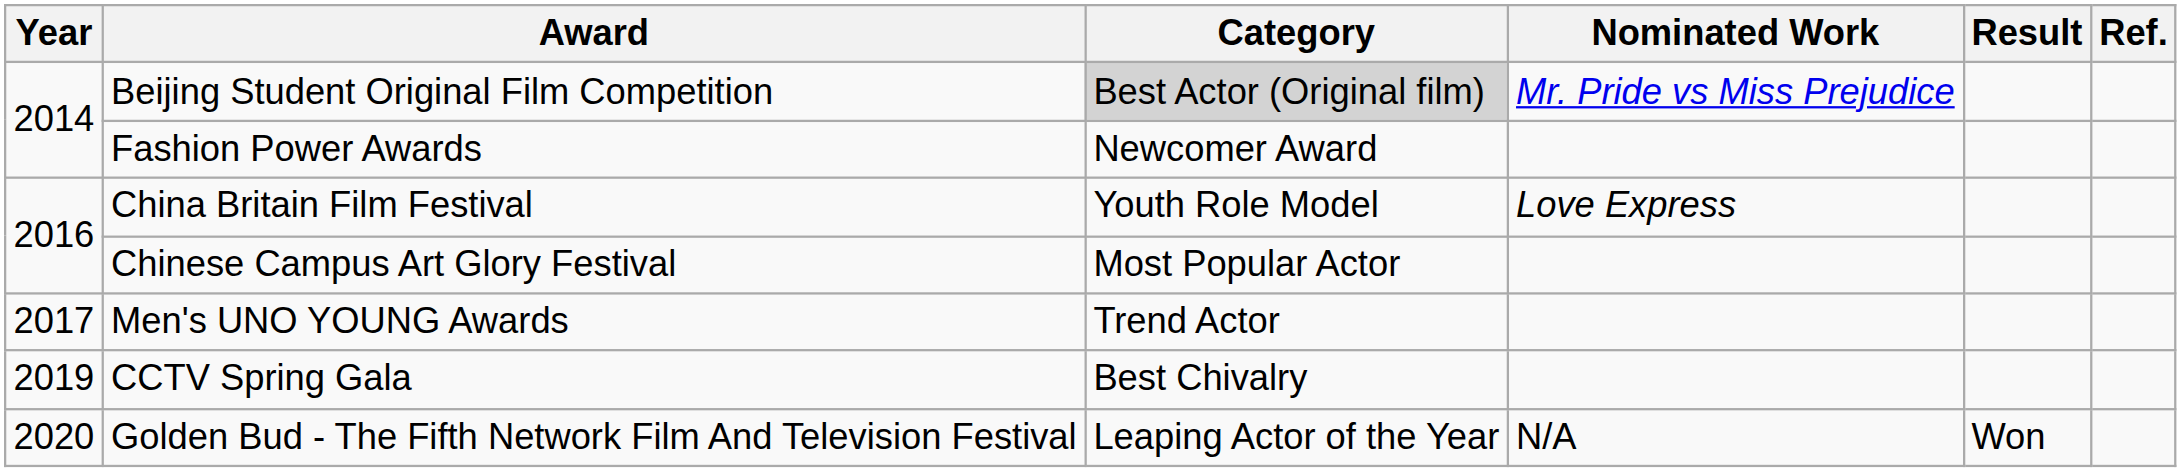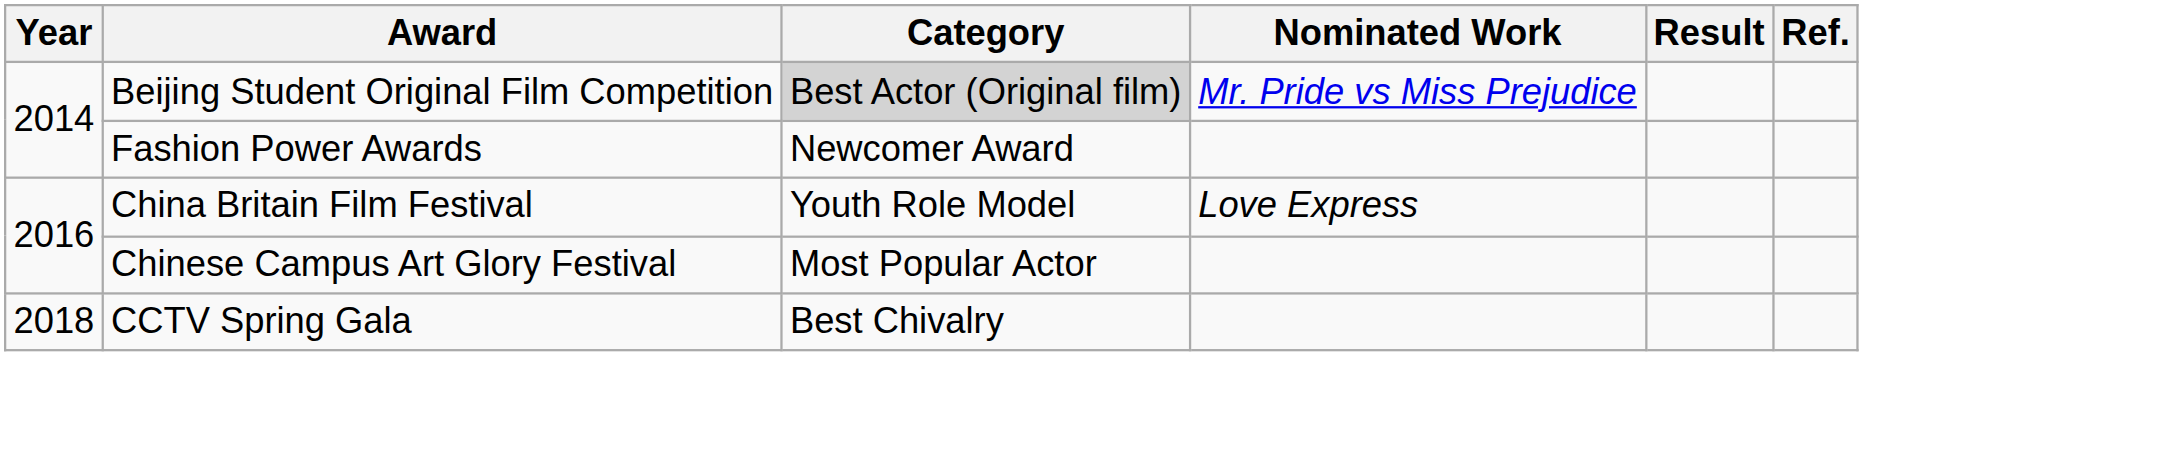- row: (340, 321)
(54, 378) 2019 -> (54, 321) 2018
- row: (594, 436)
